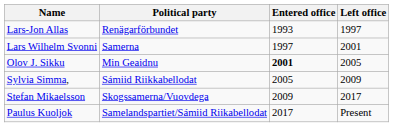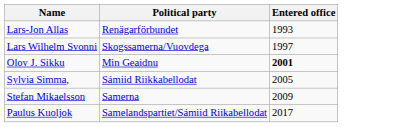- column: (363, 12)
(120, 46) Samerna -> (155, 46) Skogssamerna/Vuovdega
(155, 96) Skogssamerna/Vuovdega -> (120, 96) Samerna
